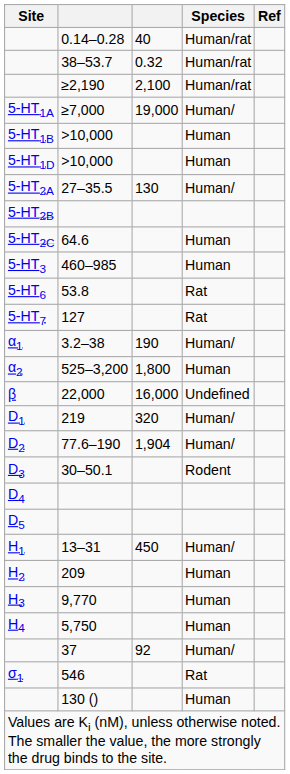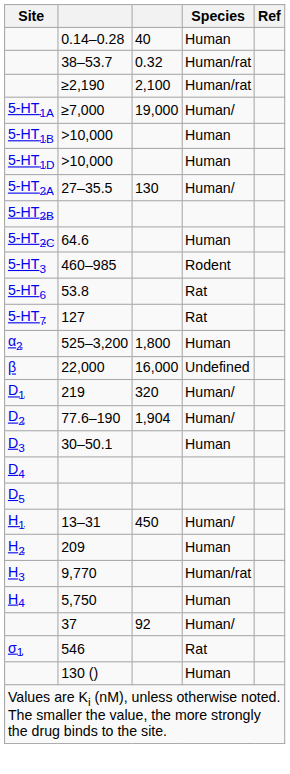(218, 39) Human/rat -> (208, 39) Human
(208, 265) Human -> (208, 265) Rodent
- row: (15, 343)
(208, 470) Rodent -> (208, 444) Human
(208, 600) Human -> (218, 574) Human/rat
